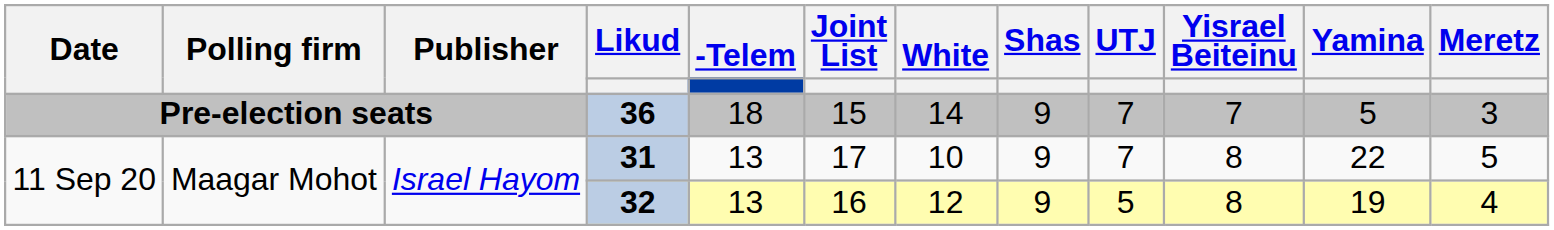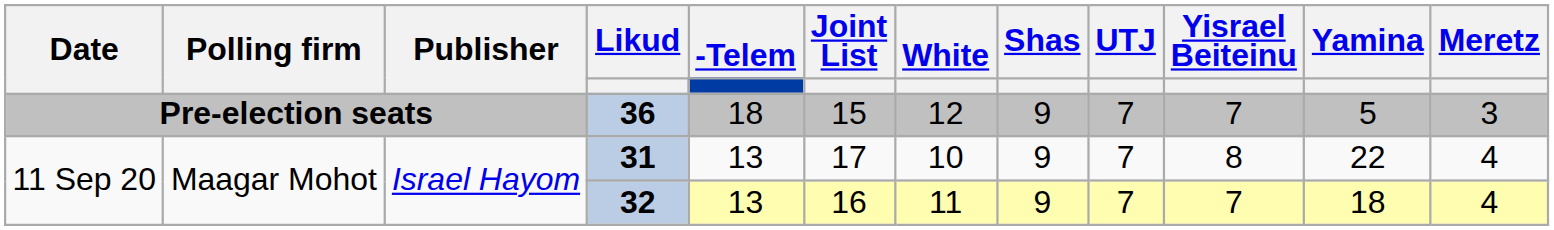(946, 114) 14 -> (946, 114) 12
(1489, 158) 5 -> (1489, 158) 4
(946, 202) 12 -> (946, 202) 11
(1126, 202) 5 -> (1126, 202) 7
(1234, 202) 8 -> (1234, 202) 7
(1368, 202) 19 -> (1368, 202) 18
